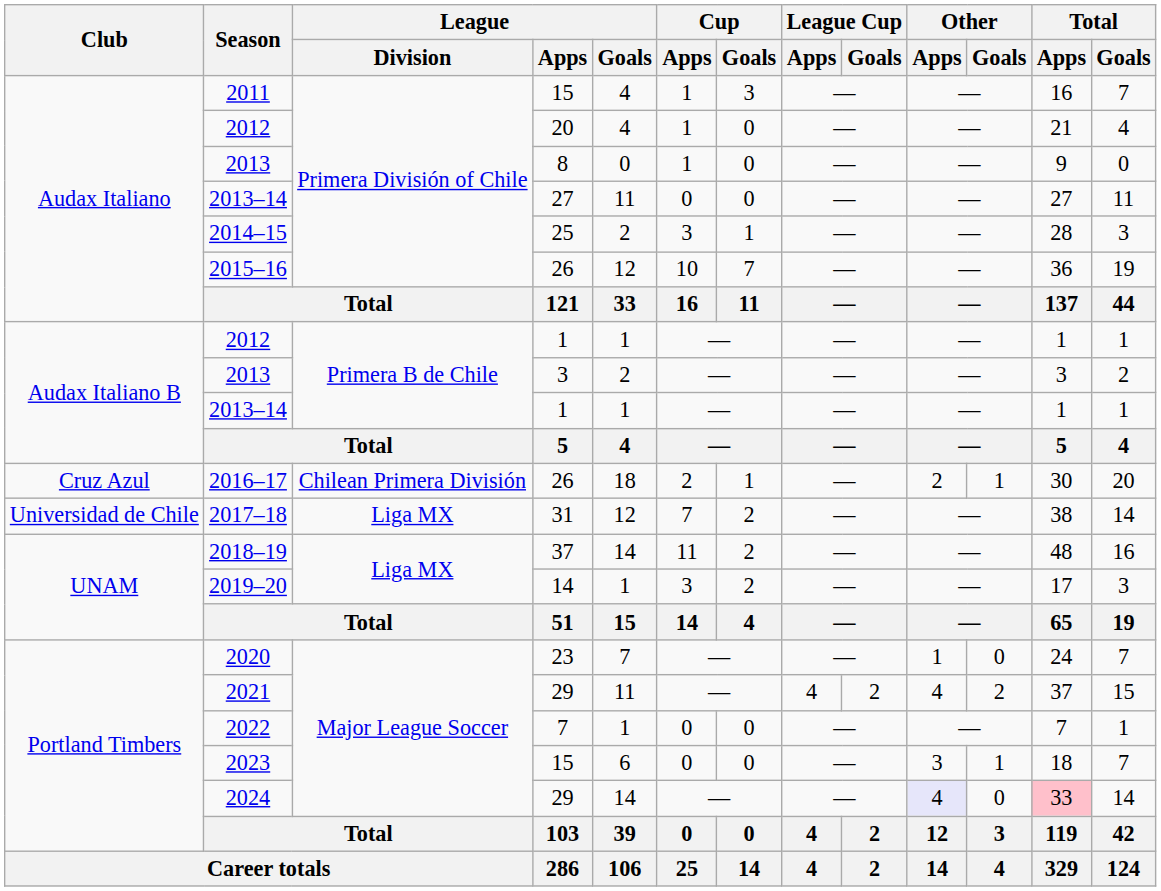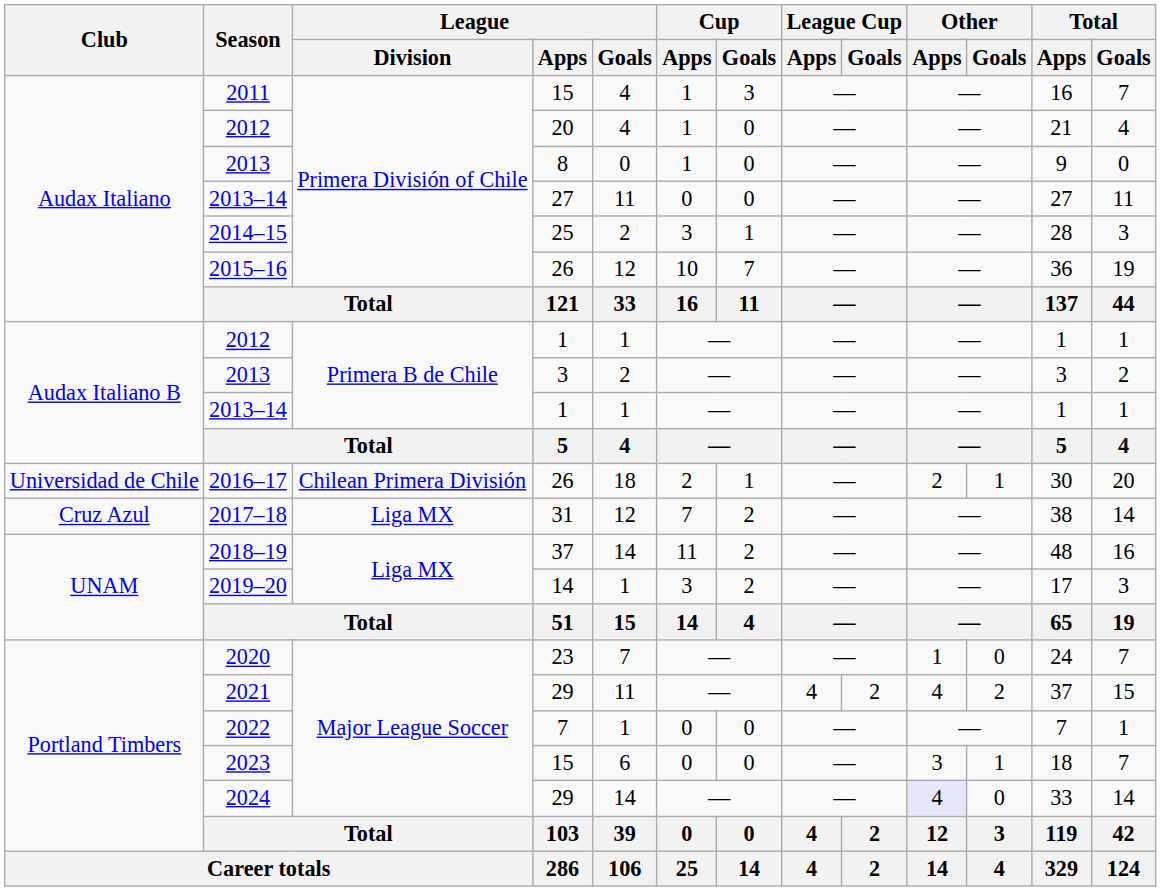(104, 480) Cruz Azul -> (104, 480) Universidad de Chile
(104, 515) Universidad de Chile -> (104, 515) Cruz Azul
(1061, 798) pink background -> (1061, 798) no background
